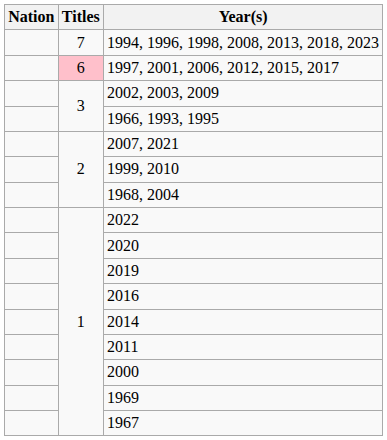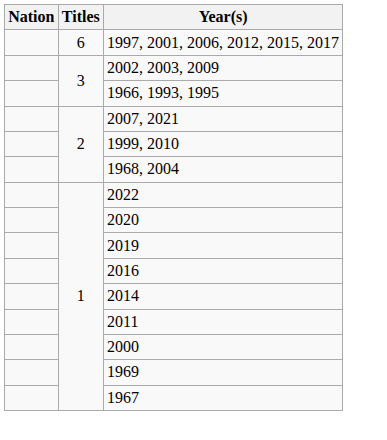- row: (243, 42)
(81, 67) pink background -> (81, 42) no background
